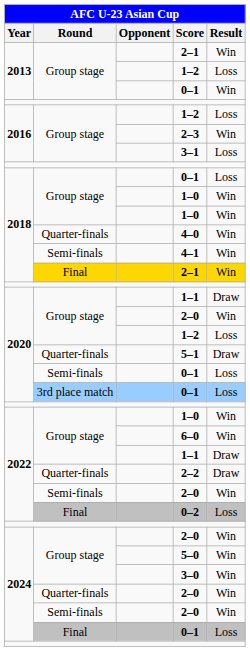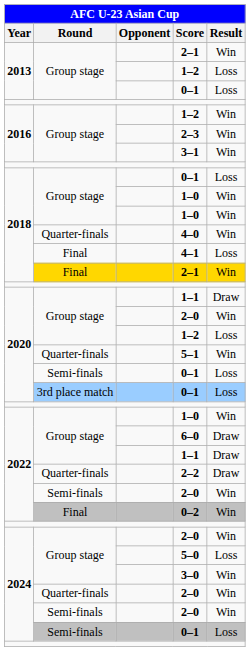(226, 90) Win -> (226, 90) Loss
(226, 114) Loss -> (226, 114) Win
(226, 152) Loss -> (226, 152) Win
(75, 253) Semi-finals -> (75, 253) Final
(226, 253) Win -> (226, 253) Loss
(226, 354) Draw -> (226, 354) Win
(226, 435) Win -> (226, 435) Draw
(226, 511) Loss -> (226, 511) Win
(226, 555) Win -> (226, 555) Loss
(75, 631) Final -> (75, 631) Semi-finals
